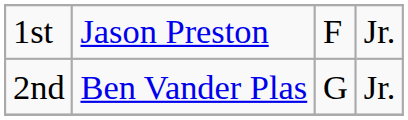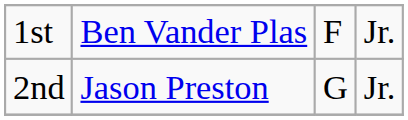(175, 31) Jason Preston -> (194, 31) Ben Vander Plas
(194, 86) Ben Vander Plas -> (175, 86) Jason Preston
